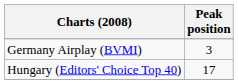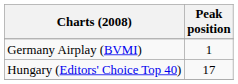(209, 49) 3 -> (209, 49) 1
